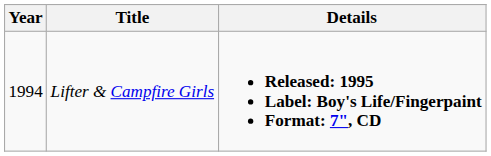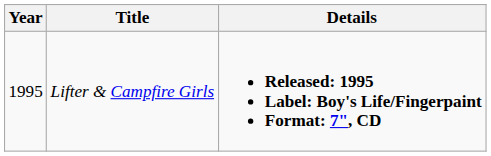(26, 91) 1994 -> (26, 91) 1995
